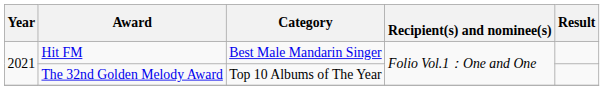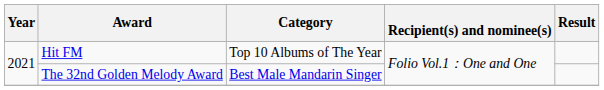(305, 52) Best Male Mandarin Singer -> (305, 52) Top 10 Albums of The Year
(305, 74) Top 10 Albums of The Year -> (305, 74) Best Male Mandarin Singer
